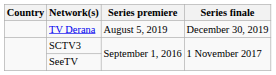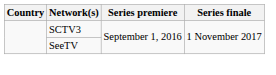- row: (72, 29)
